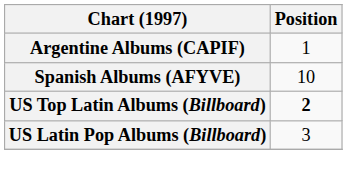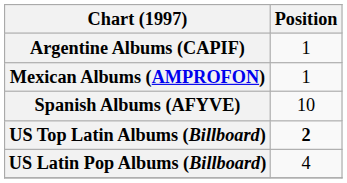+ row: (137, 76)
(306, 134) 3 -> (306, 163) 4
